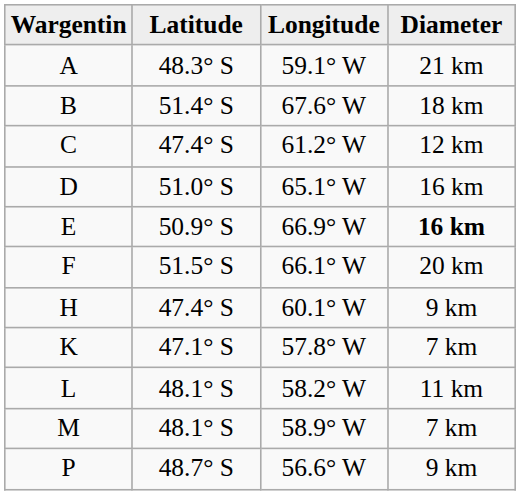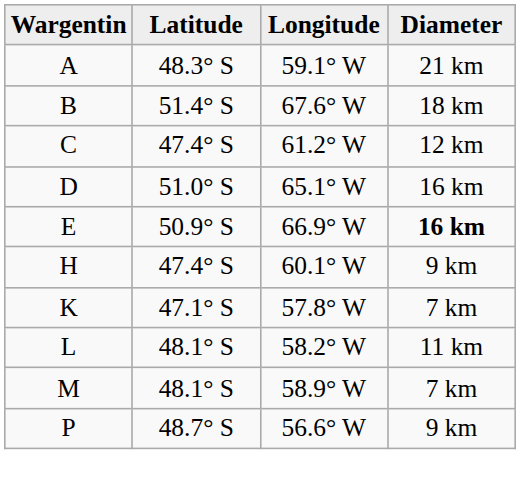- row: (69, 266)
